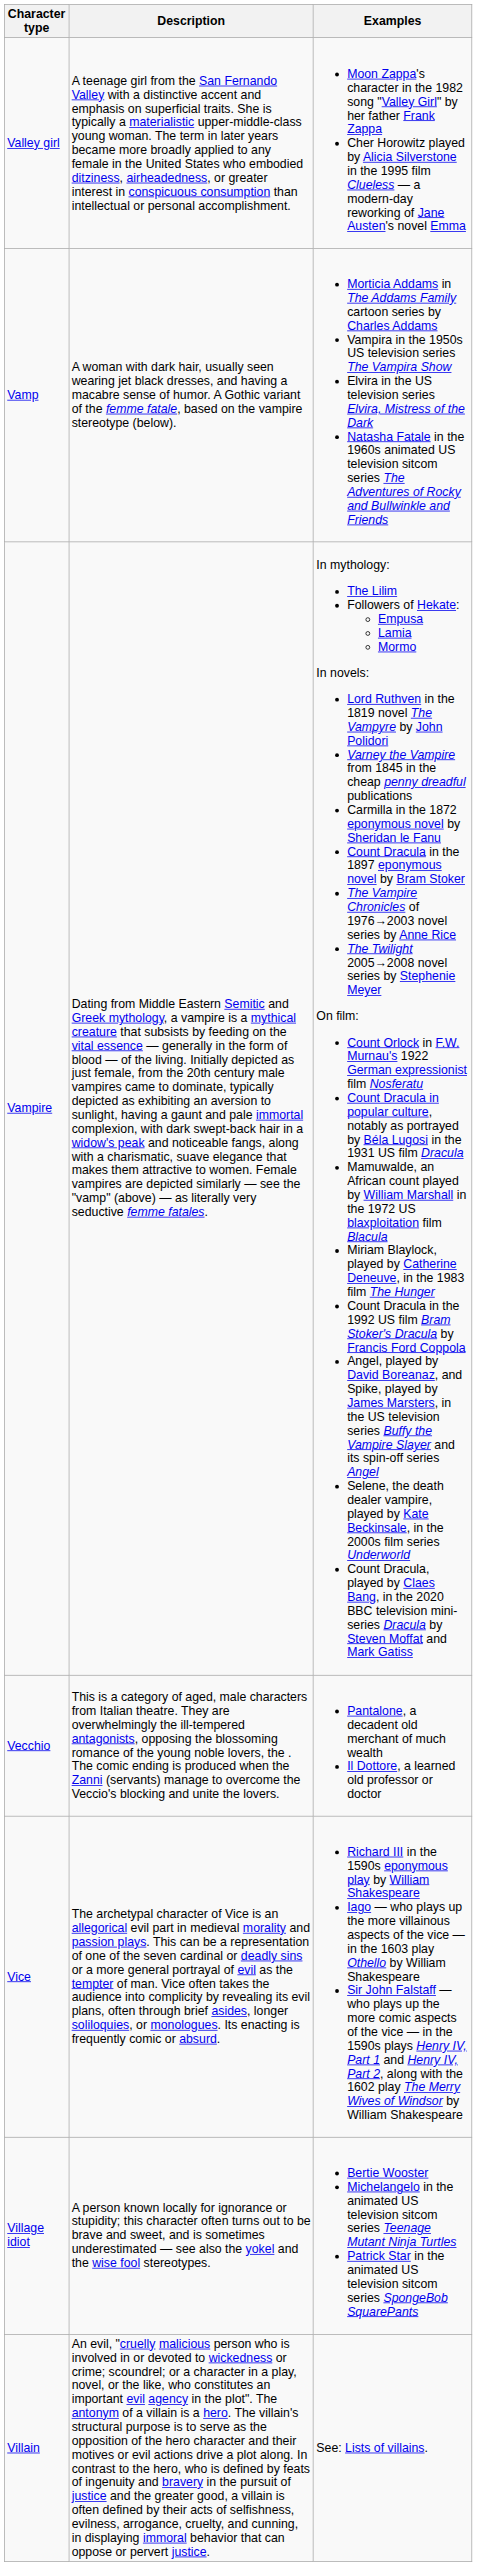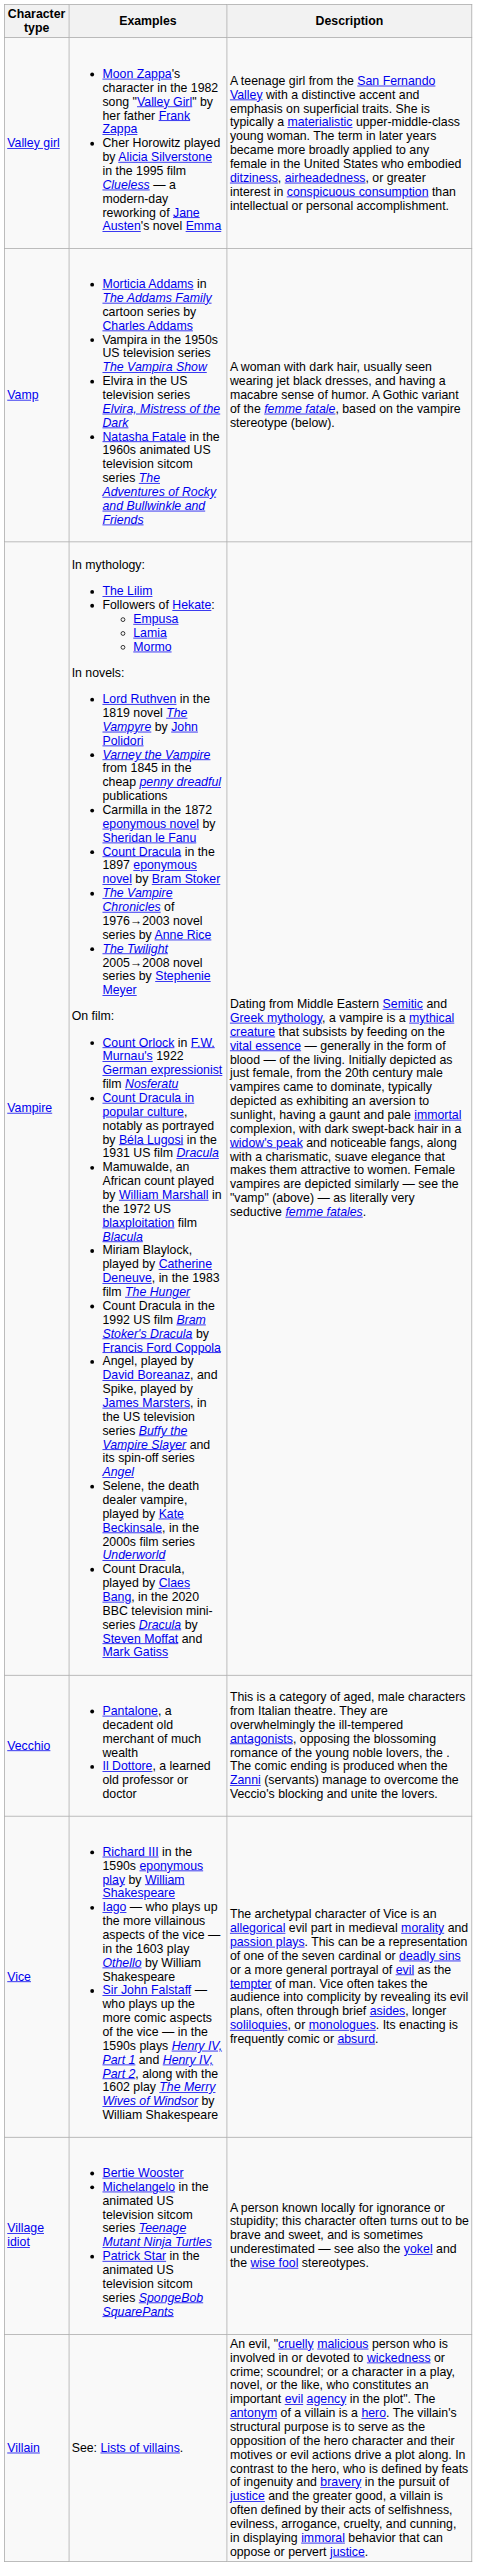columns swapped: (191, 21) <-> (393, 21)
